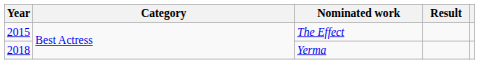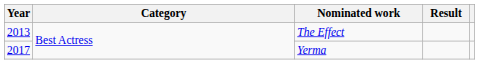(19, 31) 2015 -> (19, 31) 2013
(19, 50) 2018 -> (19, 50) 2017
